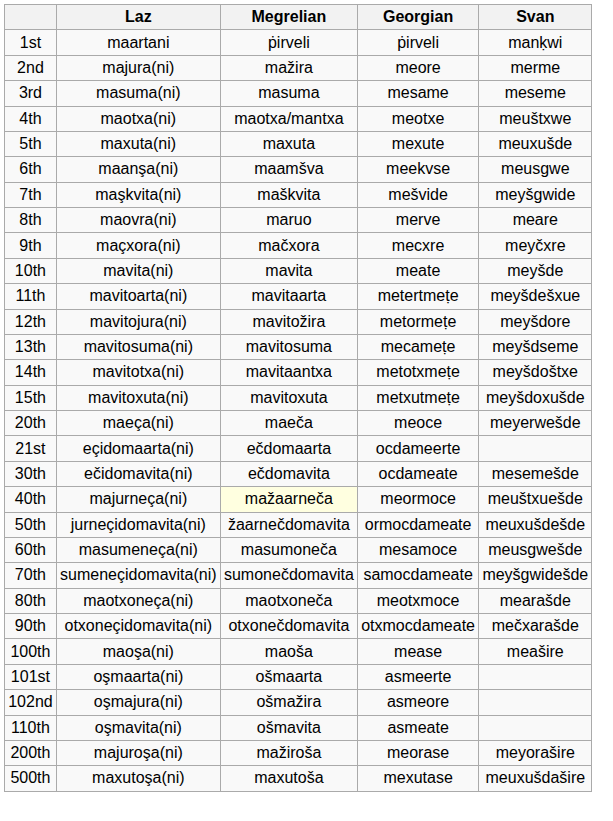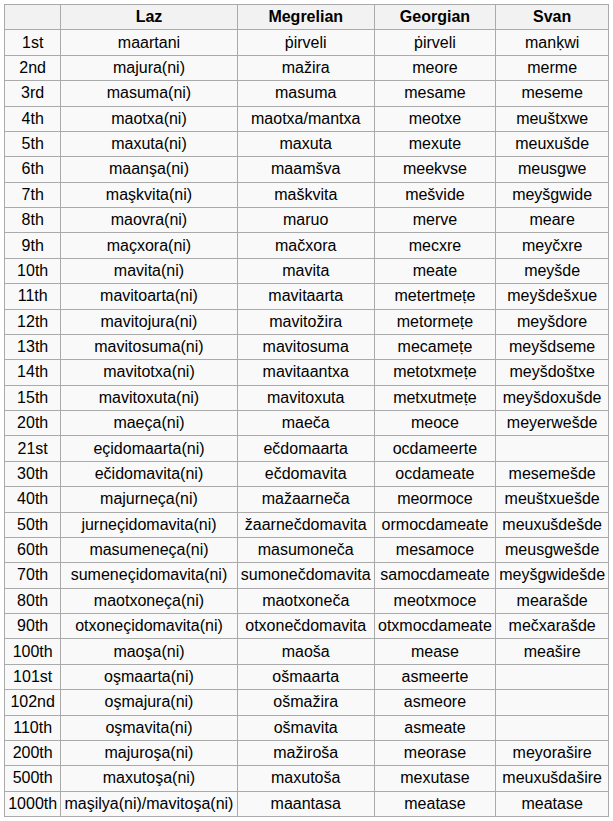(289, 499) lightyellow background -> (306, 499) no background
+ row: (33, 803)
